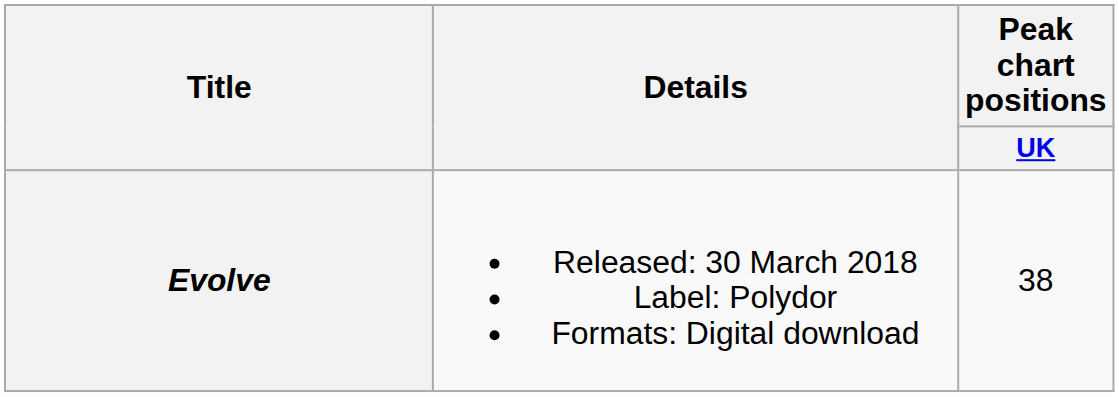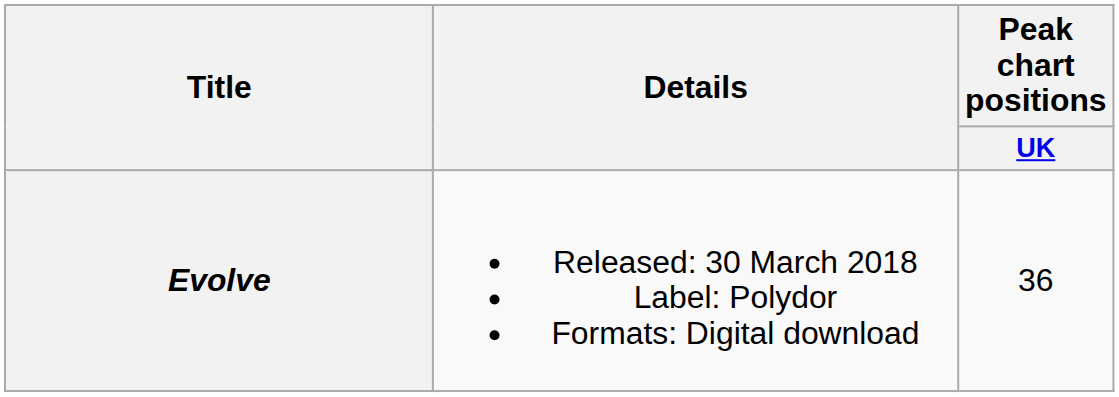(1036, 280) 38 -> (1036, 280) 36
